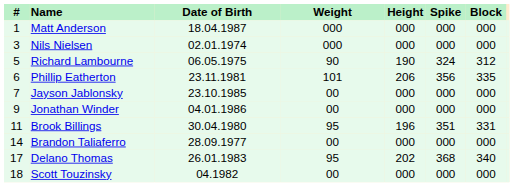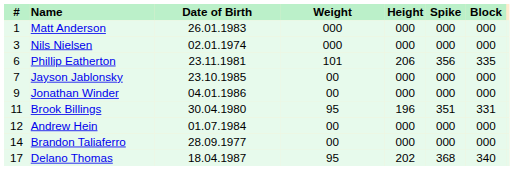(217, 28) 18.04.1987 -> (217, 28) 26.01.1983
- row: (82, 61)
+ row: (64, 126)
(217, 158) 26.01.1983 -> (217, 158) 18.04.1987
- row: (71, 174)
